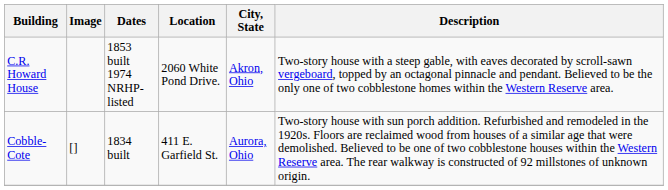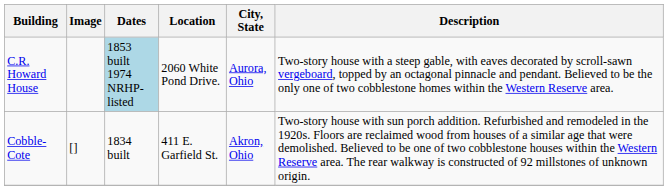(126, 74) no background -> (126, 74) lightblue background
(246, 74) Akron, Ohio -> (248, 74) Aurora, Ohio
(248, 148) Aurora, Ohio -> (246, 148) Akron, Ohio
